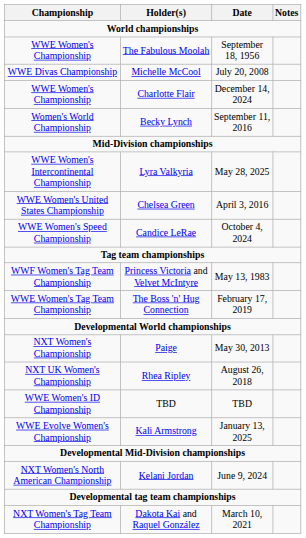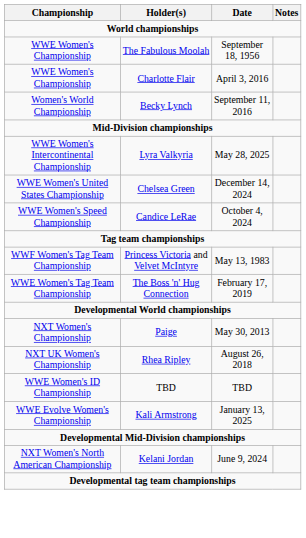- row: (166, 72)
(242, 94) December 14, 2024 -> (242, 78) April 3, 2016
(242, 205) April 3, 2016 -> (242, 189) December 14, 2024
- row: (166, 519)
